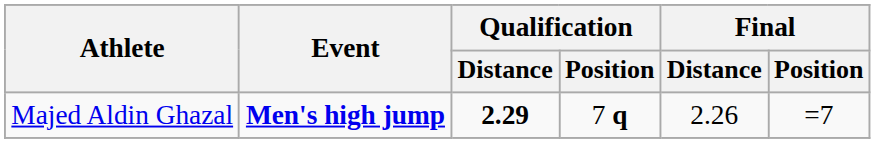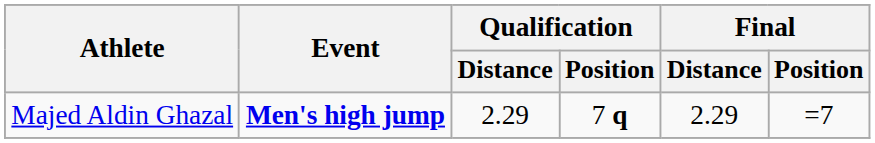(505, 115) bold -> (505, 115) normal
(714, 115) 2.26 -> (714, 115) 2.29
